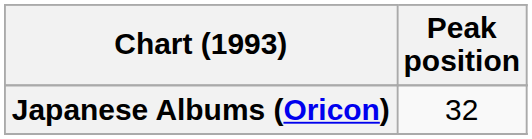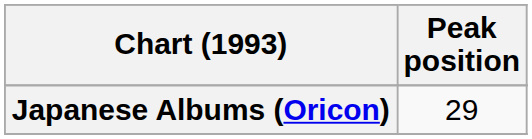(462, 109) 32 -> (462, 109) 29
